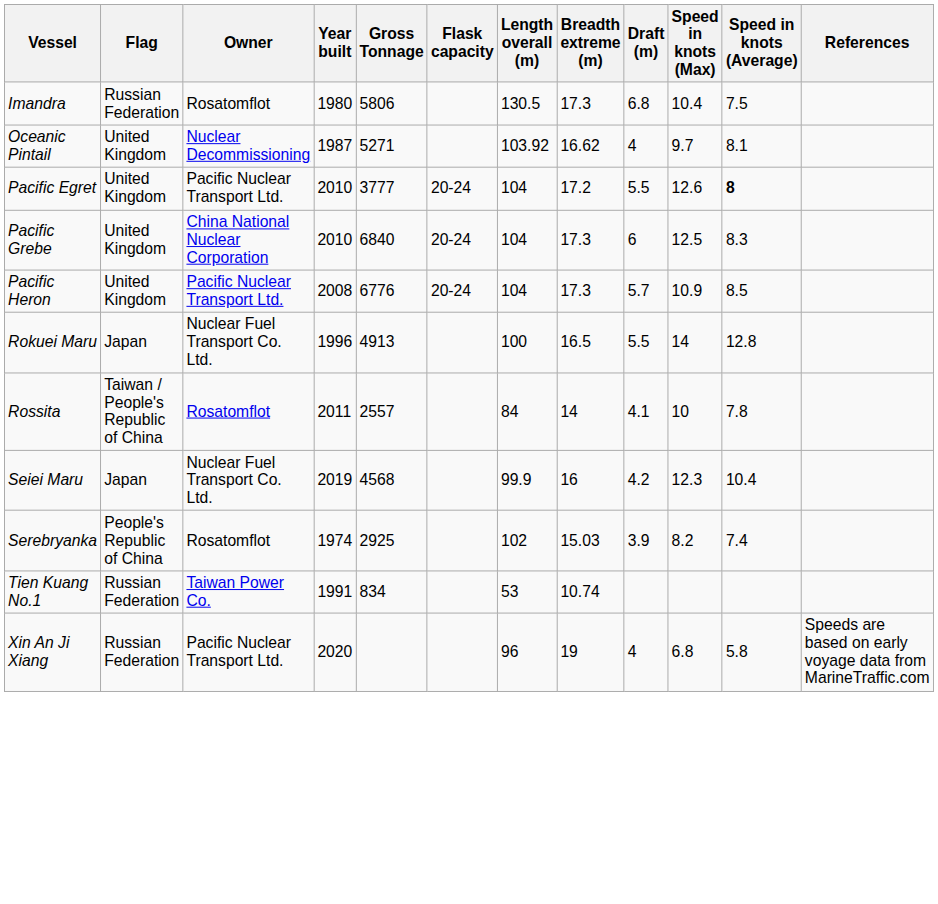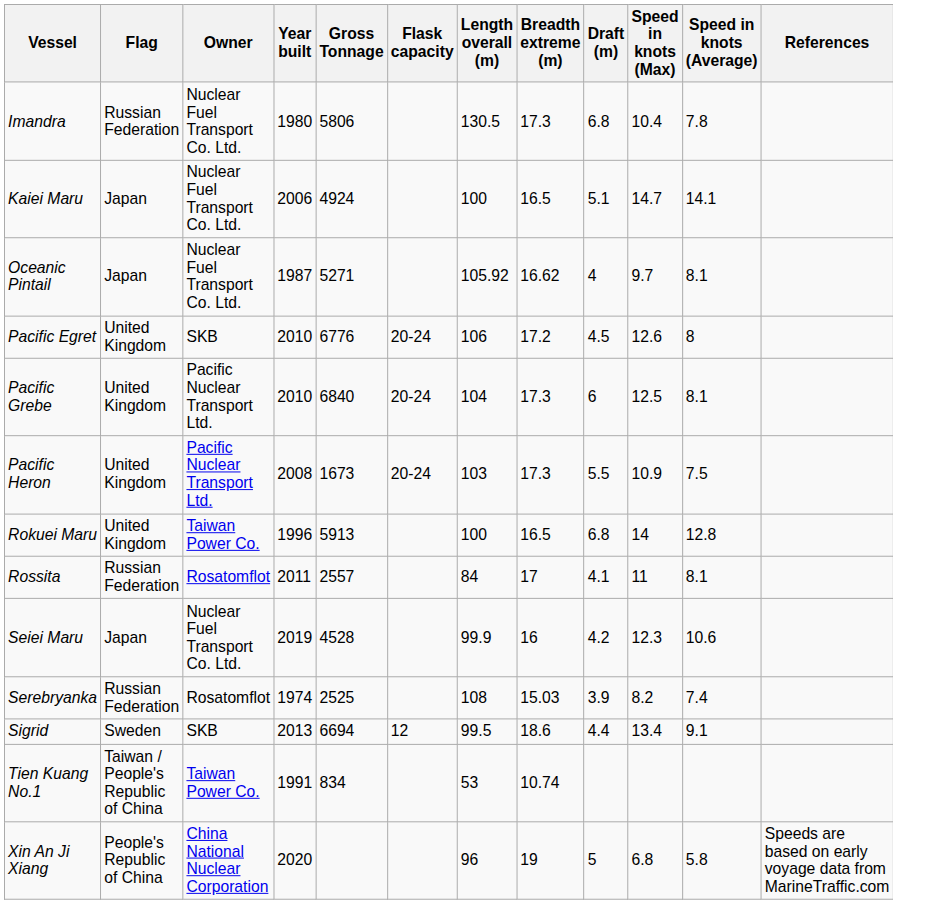(228, 103) Rosatomflot -> (220, 121) Nuclear Fuel Transport Co. Ltd.
(737, 103) 7.5 -> (697, 121) 7.8
+ row: (46, 198)
(135, 146) United Kingdom -> (126, 276) Japan
(248, 146) Nuclear Decommissioning -> (220, 276) Nuclear Fuel Transport Co. Ltd.
(525, 146) 103.92 -> (485, 276) 105.92
(239, 188) Pacific Nuclear Transport Ltd. -> (202, 336) SKB
(377, 188) 3777 -> (337, 336) 6776
(514, 188) 104 -> (474, 336) 106
(639, 188) 5.5 -> (599, 336) 4.5
(730, 188) bold -> (690, 336) normal
(238, 239) China National Nuclear Corporation -> (220, 397) Pacific Nuclear Transport Ltd.
(737, 239) 8.3 -> (697, 397) 8.1
(377, 291) 6776 -> (337, 474) 1673
(514, 291) 104 -> (474, 474) 103
(639, 291) 5.7 -> (599, 474) 5.5
(737, 291) 8.5 -> (697, 474) 7.5
(126, 342) Japan -> (135, 534) United Kingdom
(234, 342) Nuclear Fuel Transport Co. Ltd. -> (223, 534) Taiwan Power Co.
(377, 342) 4913 -> (337, 534) 5913
(639, 342) 5.5 -> (599, 534) 6.8
(135, 411) Taiwan / People's Republic of China -> (142, 577) Russian Federation
(569, 411) 14 -> (529, 577) 17
(680, 411) 10 -> (640, 577) 11
(737, 411) 7.8 -> (697, 577) 8.1
(377, 480) 4568 -> (337, 637) 4528
(741, 480) 10.4 -> (701, 637) 10.6
(135, 540) People's Republic of China -> (142, 697) Russian Federation
(377, 540) 2925 -> (337, 697) 2525
(514, 540) 102 -> (474, 697) 108
+ row: (28, 731)
(142, 591) Russian Federation -> (135, 782) Taiwan / People's Republic of China
(142, 652) Russian Federation -> (135, 860) People's Republic of China
(239, 652) Pacific Nuclear Transport Ltd. -> (227, 860) China National Nuclear Corporation
(632, 652) 4 -> (592, 860) 5
